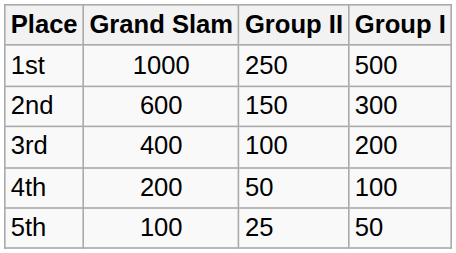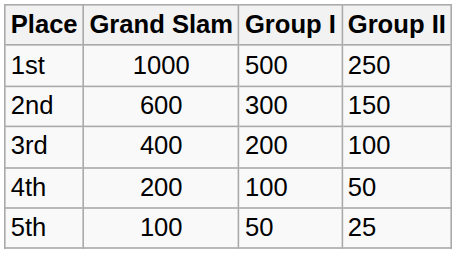columns swapped: (400, 24) <-> (294, 24)
